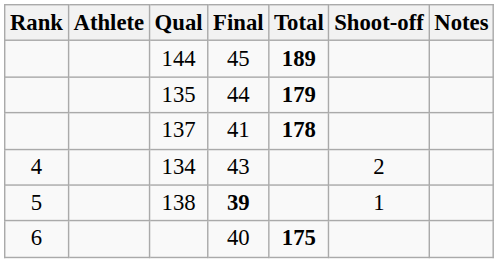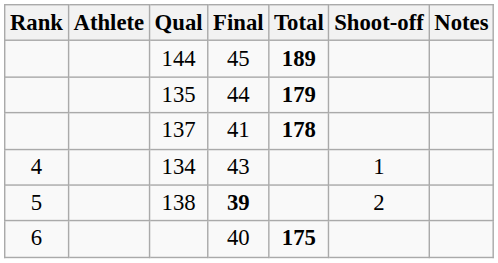(379, 166) 2 -> (379, 166) 1
(379, 202) 1 -> (379, 202) 2
